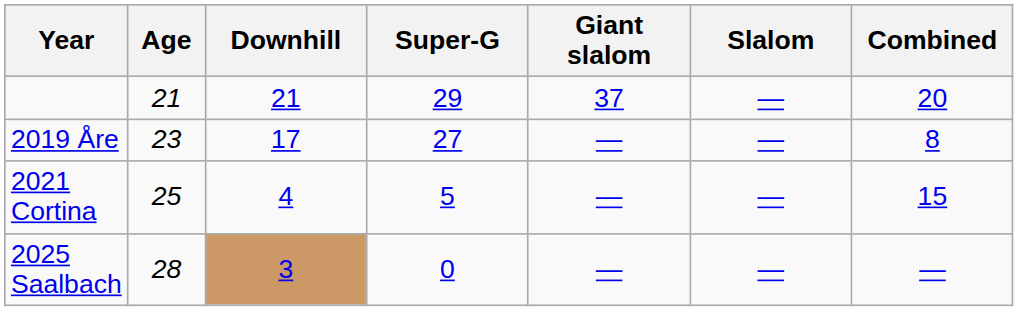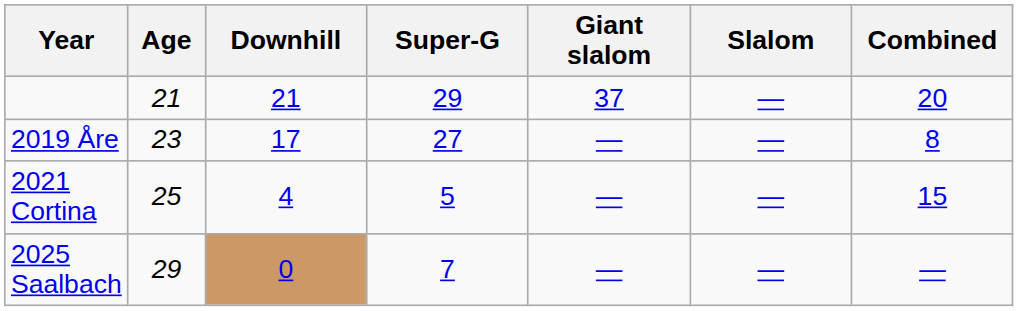(166, 268) 28 -> (166, 268) 29
(286, 268) 3 -> (286, 268) 0
(447, 268) 0 -> (447, 268) 7
